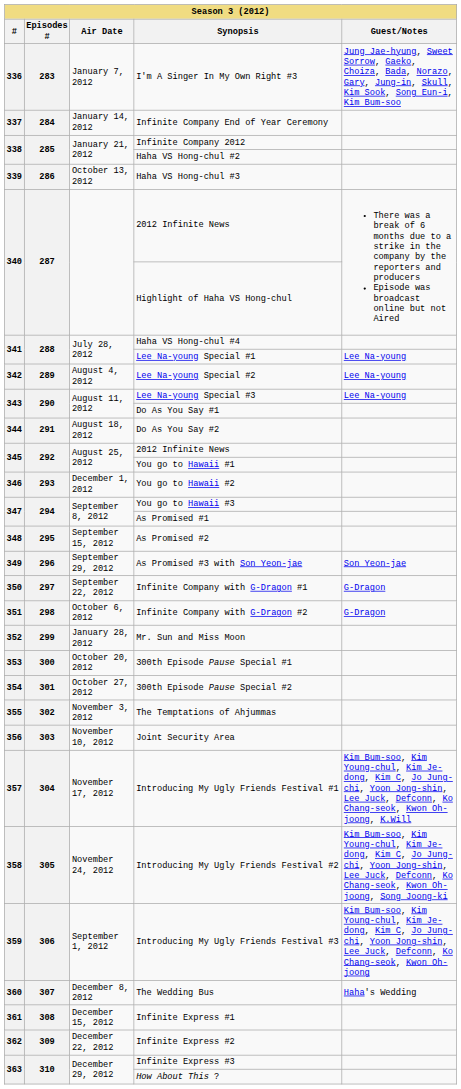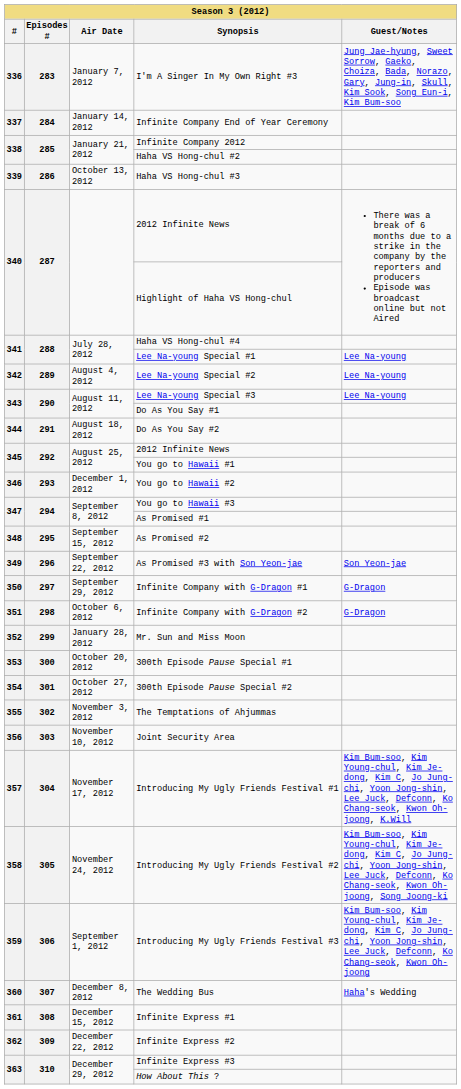(95, 563) September 29, 2012 -> (95, 563) September 22, 2012
(95, 588) September 22, 2012 -> (95, 588) September 29, 2012
